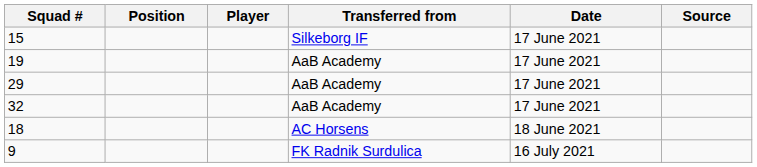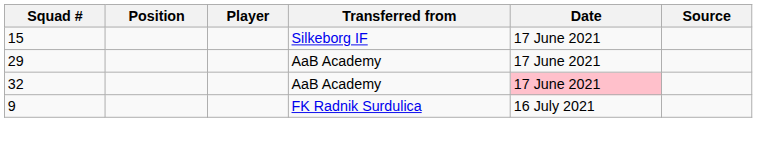- row: (16, 61)
(557, 106) no background -> (557, 84) pink background
- row: (16, 129)
